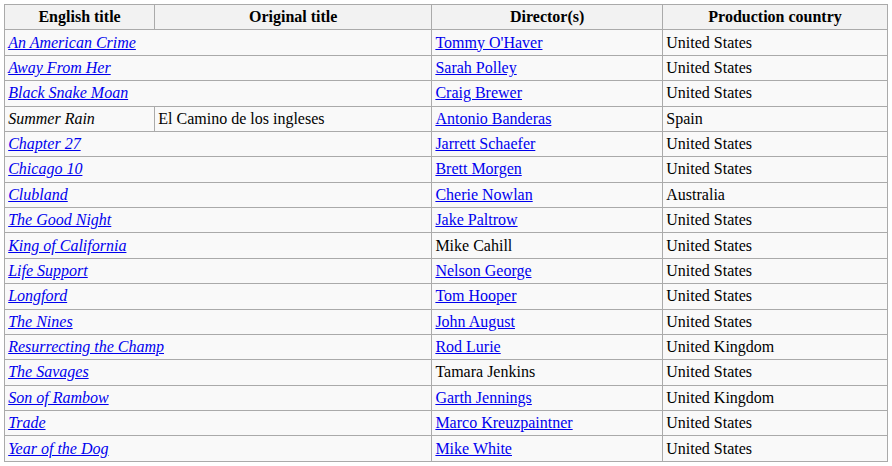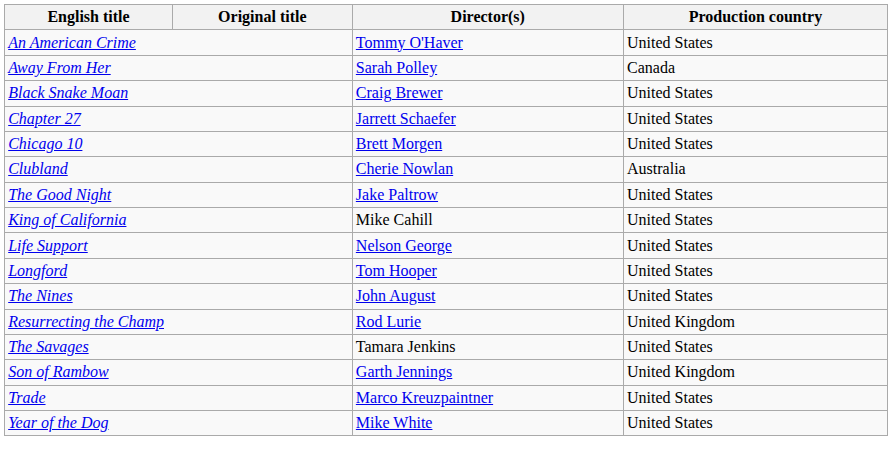(709, 67) United States -> (651, 67) Canada
- row: (52, 118)
